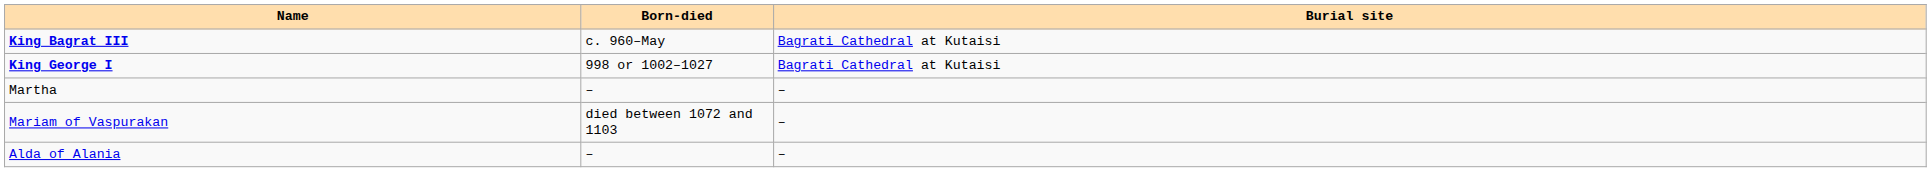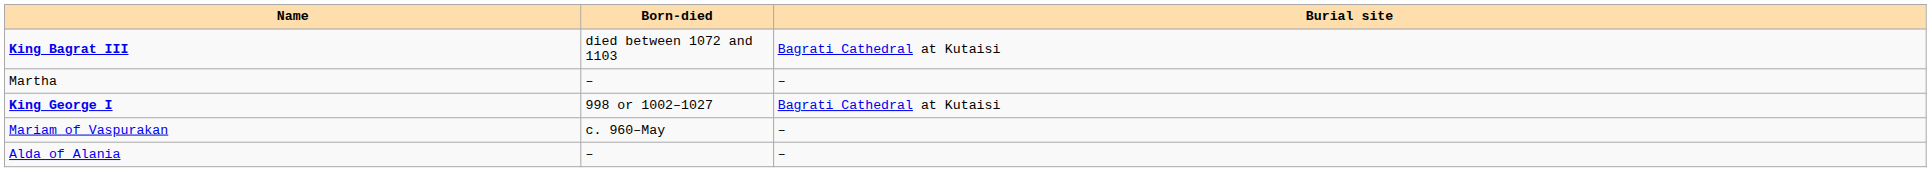(625, 41) c. 960–May -> (669, 49) died between 1072 and 1103
rows swapped: (33, 90) <-> (61, 66)
(669, 122) died between 1072 and 1103 -> (625, 130) c. 960–May
